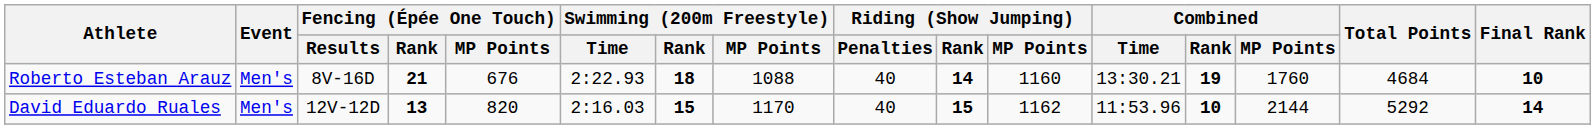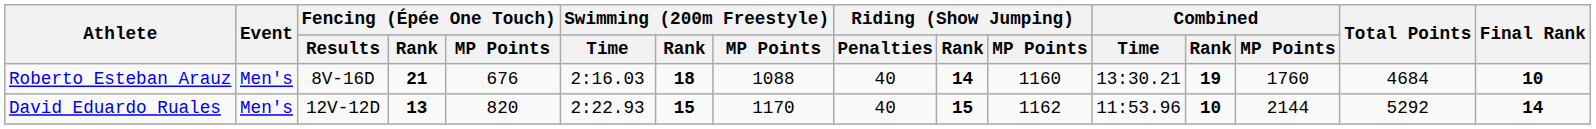(608, 79) 2:22.93 -> (608, 79) 2:16.03
(608, 108) 2:16.03 -> (608, 108) 2:22.93
